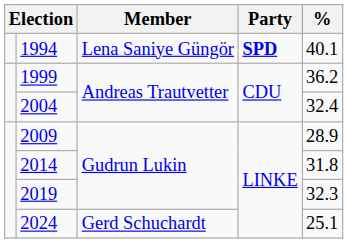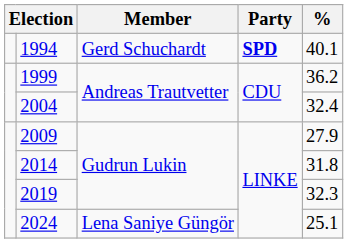(158, 48) Lena Saniye Güngör -> (144, 48) Gerd Schuchardt
(322, 135) 28.9 -> (322, 135) 27.9
(144, 223) Gerd Schuchardt -> (158, 223) Lena Saniye Güngör
